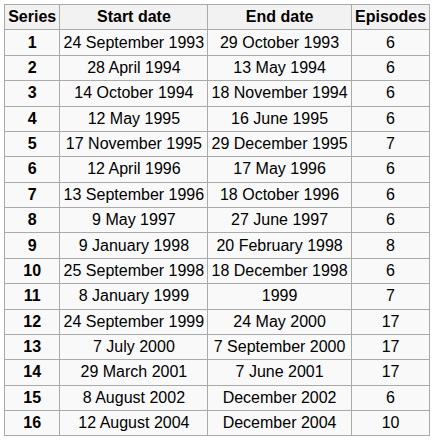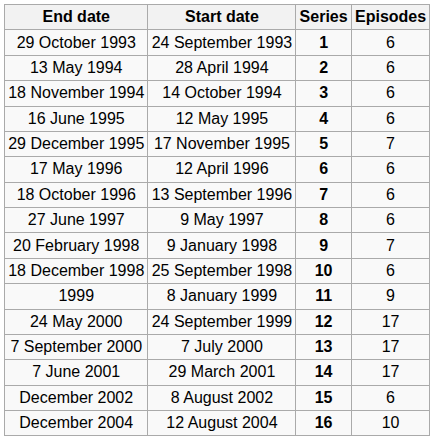columns swapped: (32, 17) <-> (280, 17)
(391, 245) 8 -> (391, 245) 7
(391, 296) 7 -> (391, 296) 9
